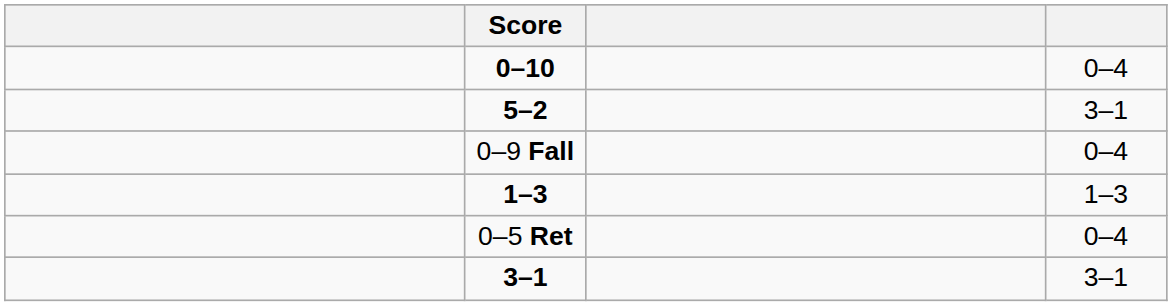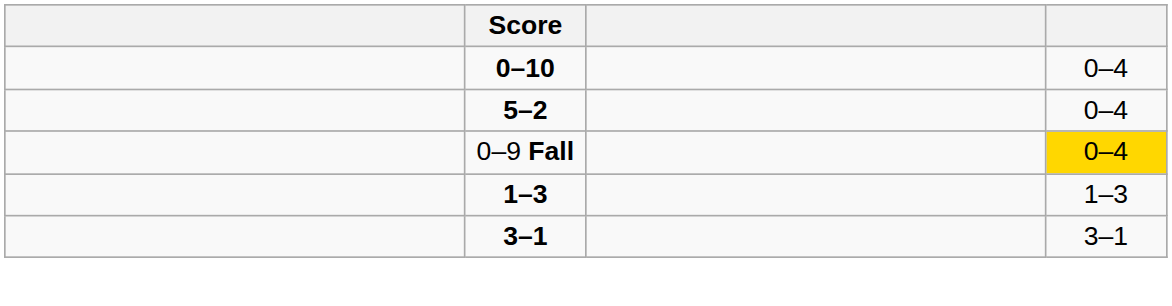(1106, 109) 3–1 -> (1106, 109) 0–4
(1106, 151) no background -> (1106, 151) gold background
- row: (525, 236)
